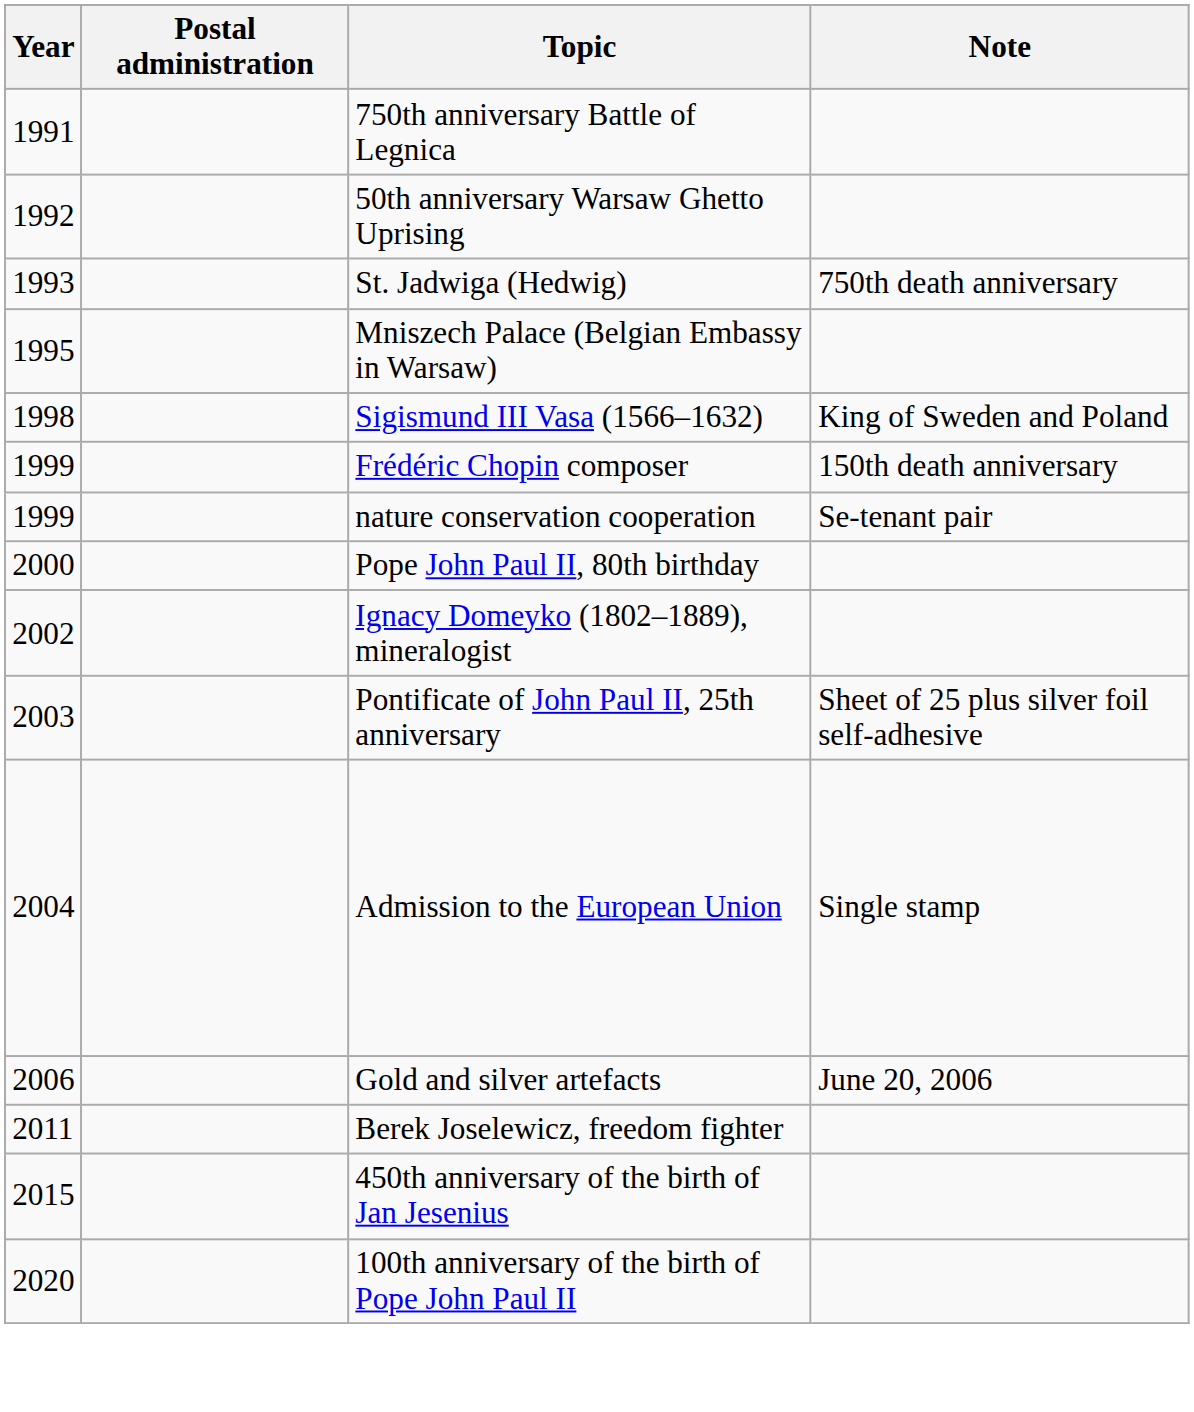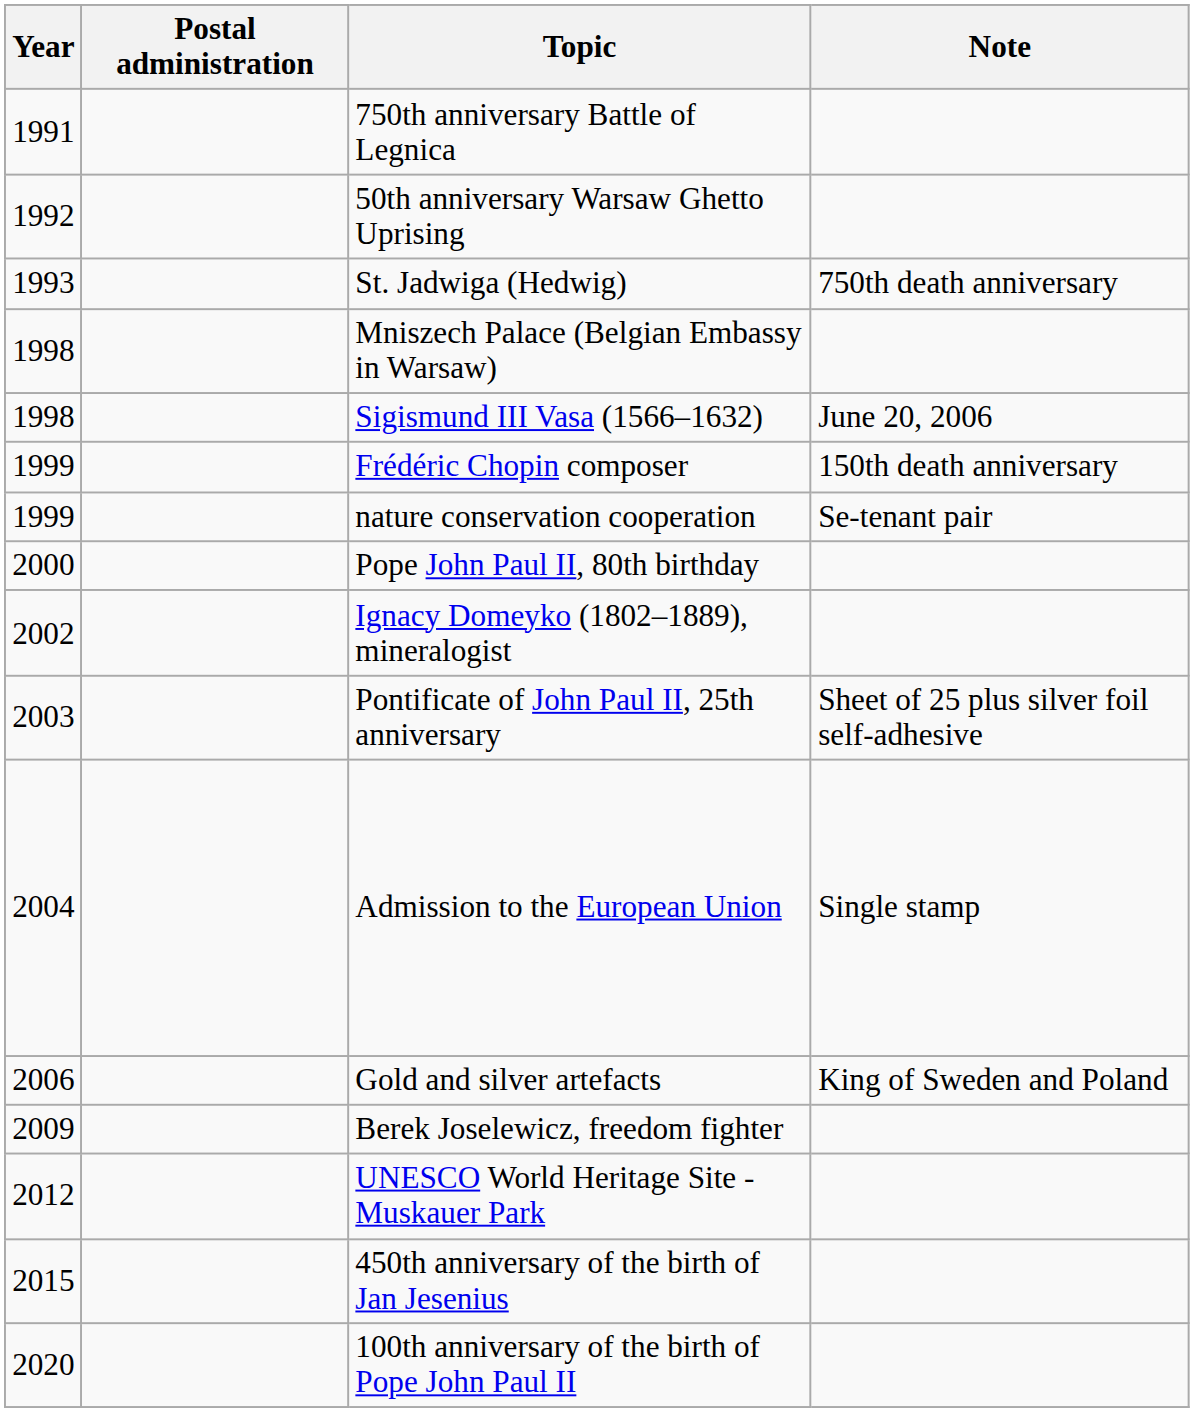(43, 350) 1995 -> (43, 350) 1998
(993, 417) King of Sweden and Poland -> (905, 417) June 20, 2006
(905, 1079) June 20, 2006 -> (993, 1079) King of Sweden and Poland
(43, 1128) 2011 -> (43, 1128) 2009
+ row: (555, 1195)
